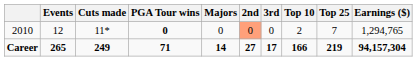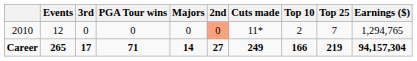columns swapped: (102, 13) <-> (271, 13)
(165, 30) bold -> (133, 30) normal
